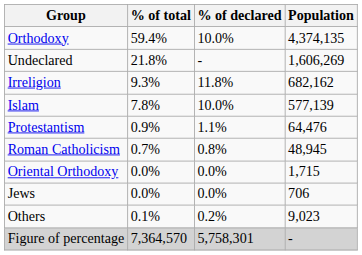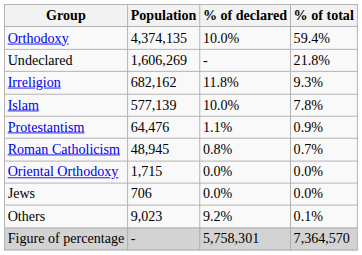columns swapped: (321, 15) <-> (161, 15)
(212, 216) 0.2% -> (218, 216) 9.2%
